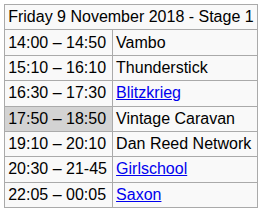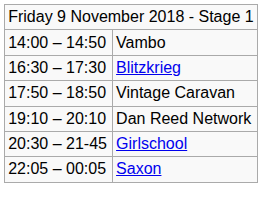- row: (162, 67)
(57, 118) lightgrey background -> (57, 93) no background
